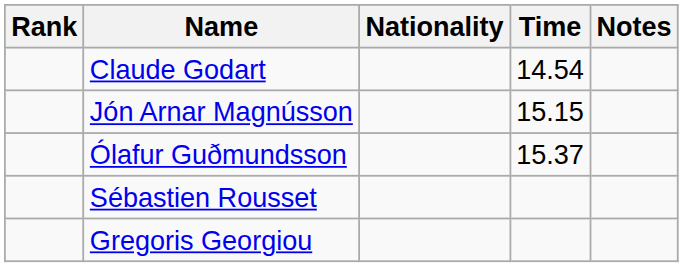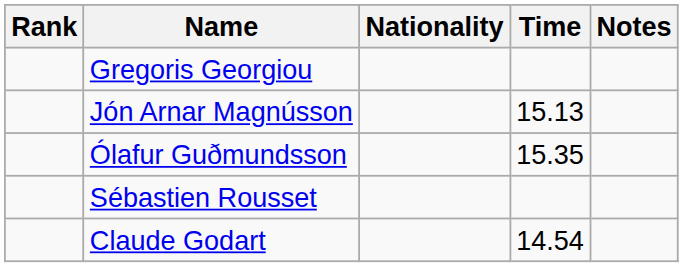rows swapped: (178, 69) <-> (201, 241)
(550, 112) 15.15 -> (550, 112) 15.13
(550, 155) 15.37 -> (550, 155) 15.35
